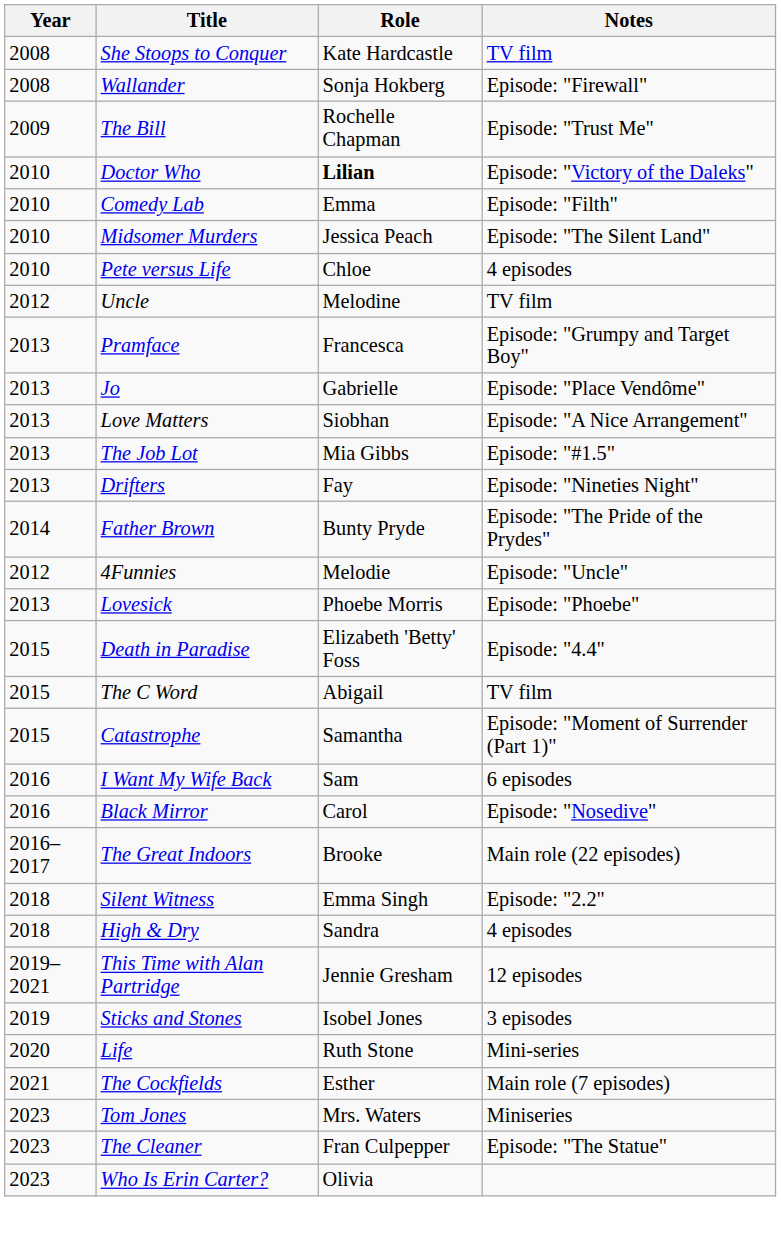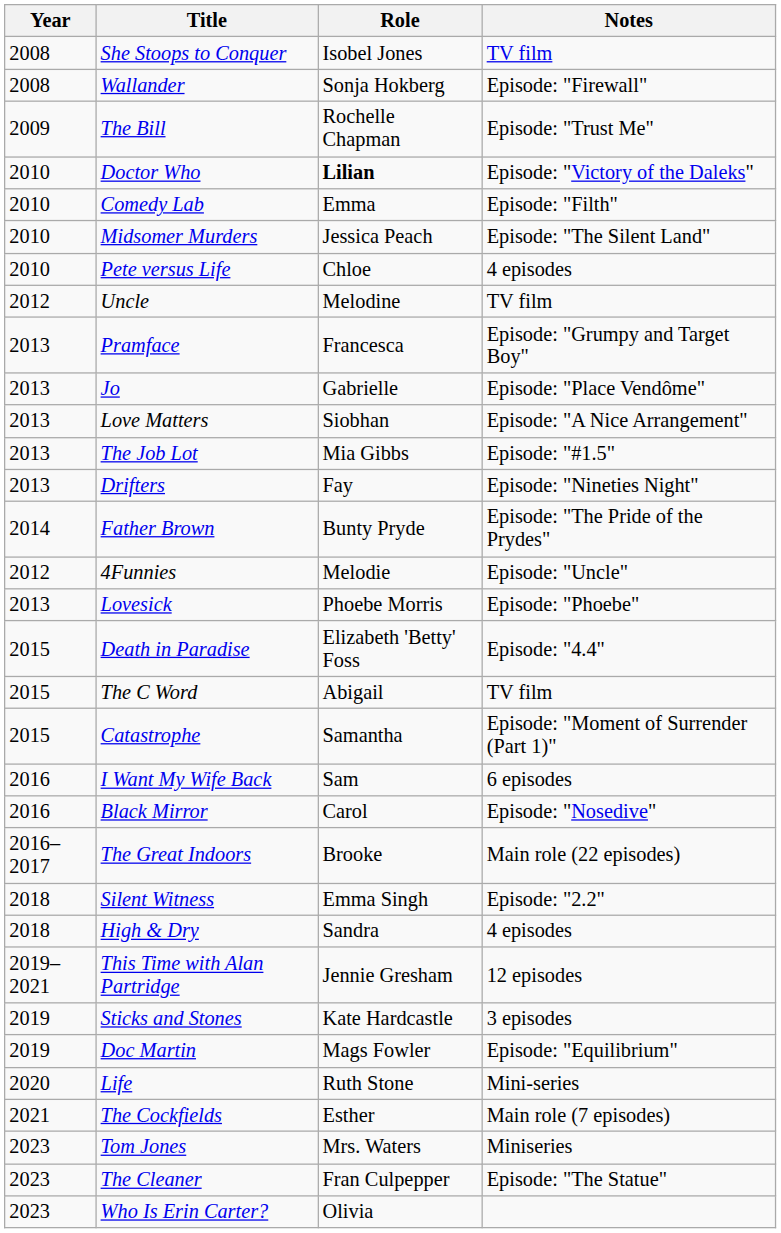(388, 52) Kate Hardcastle -> (372, 52) Isobel Jones
(372, 1018) Isobel Jones -> (388, 1018) Kate Hardcastle
+ row: (148, 1050)
